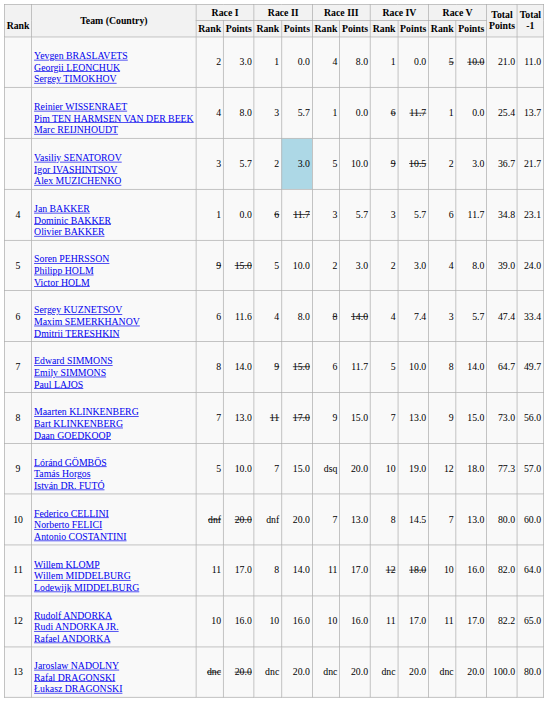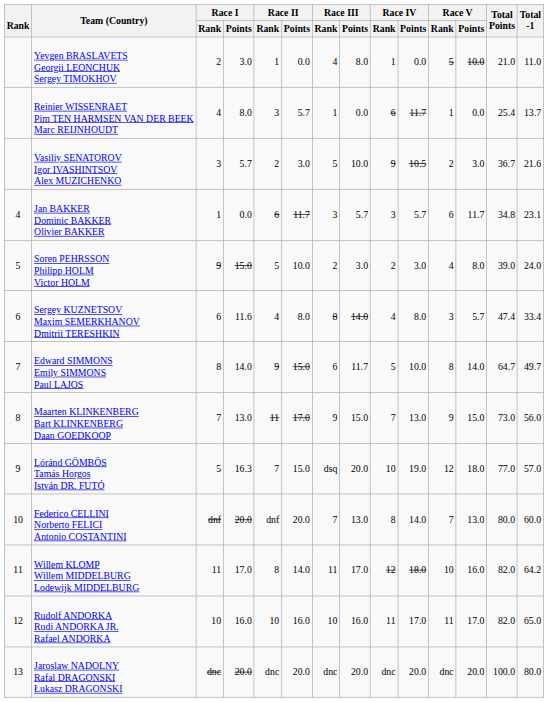(304, 164) lightblue background -> (304, 164) no background
(532, 164) 21.7 -> (532, 164) 21.6
(420, 316) 7.4 -> (420, 316) 8.0
(243, 469) 10.0 -> (243, 469) 16.3
(506, 469) 77.3 -> (506, 469) 77.0
(418, 520) 14.5 -> (418, 520) 14.0
(532, 570) 64.0 -> (532, 570) 64.2
(506, 621) 82.2 -> (506, 621) 82.0
